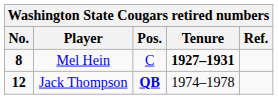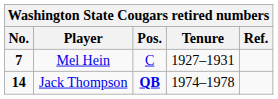(19, 60) 8 -> (19, 60) 7
(203, 60) bold -> (203, 60) normal
(19, 82) 12 -> (19, 82) 14
